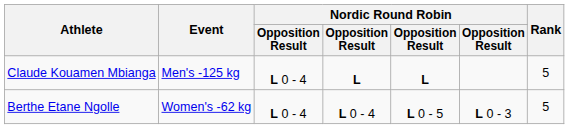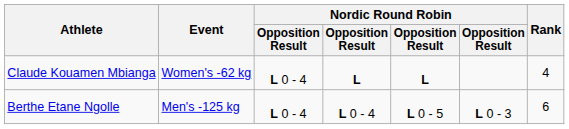(201, 73) Men's -125 kg -> (206, 73) Women's -62 kg
(546, 73) 5 -> (546, 73) 4
(206, 107) Women's -62 kg -> (201, 107) Men's -125 kg
(546, 107) 5 -> (546, 107) 6
